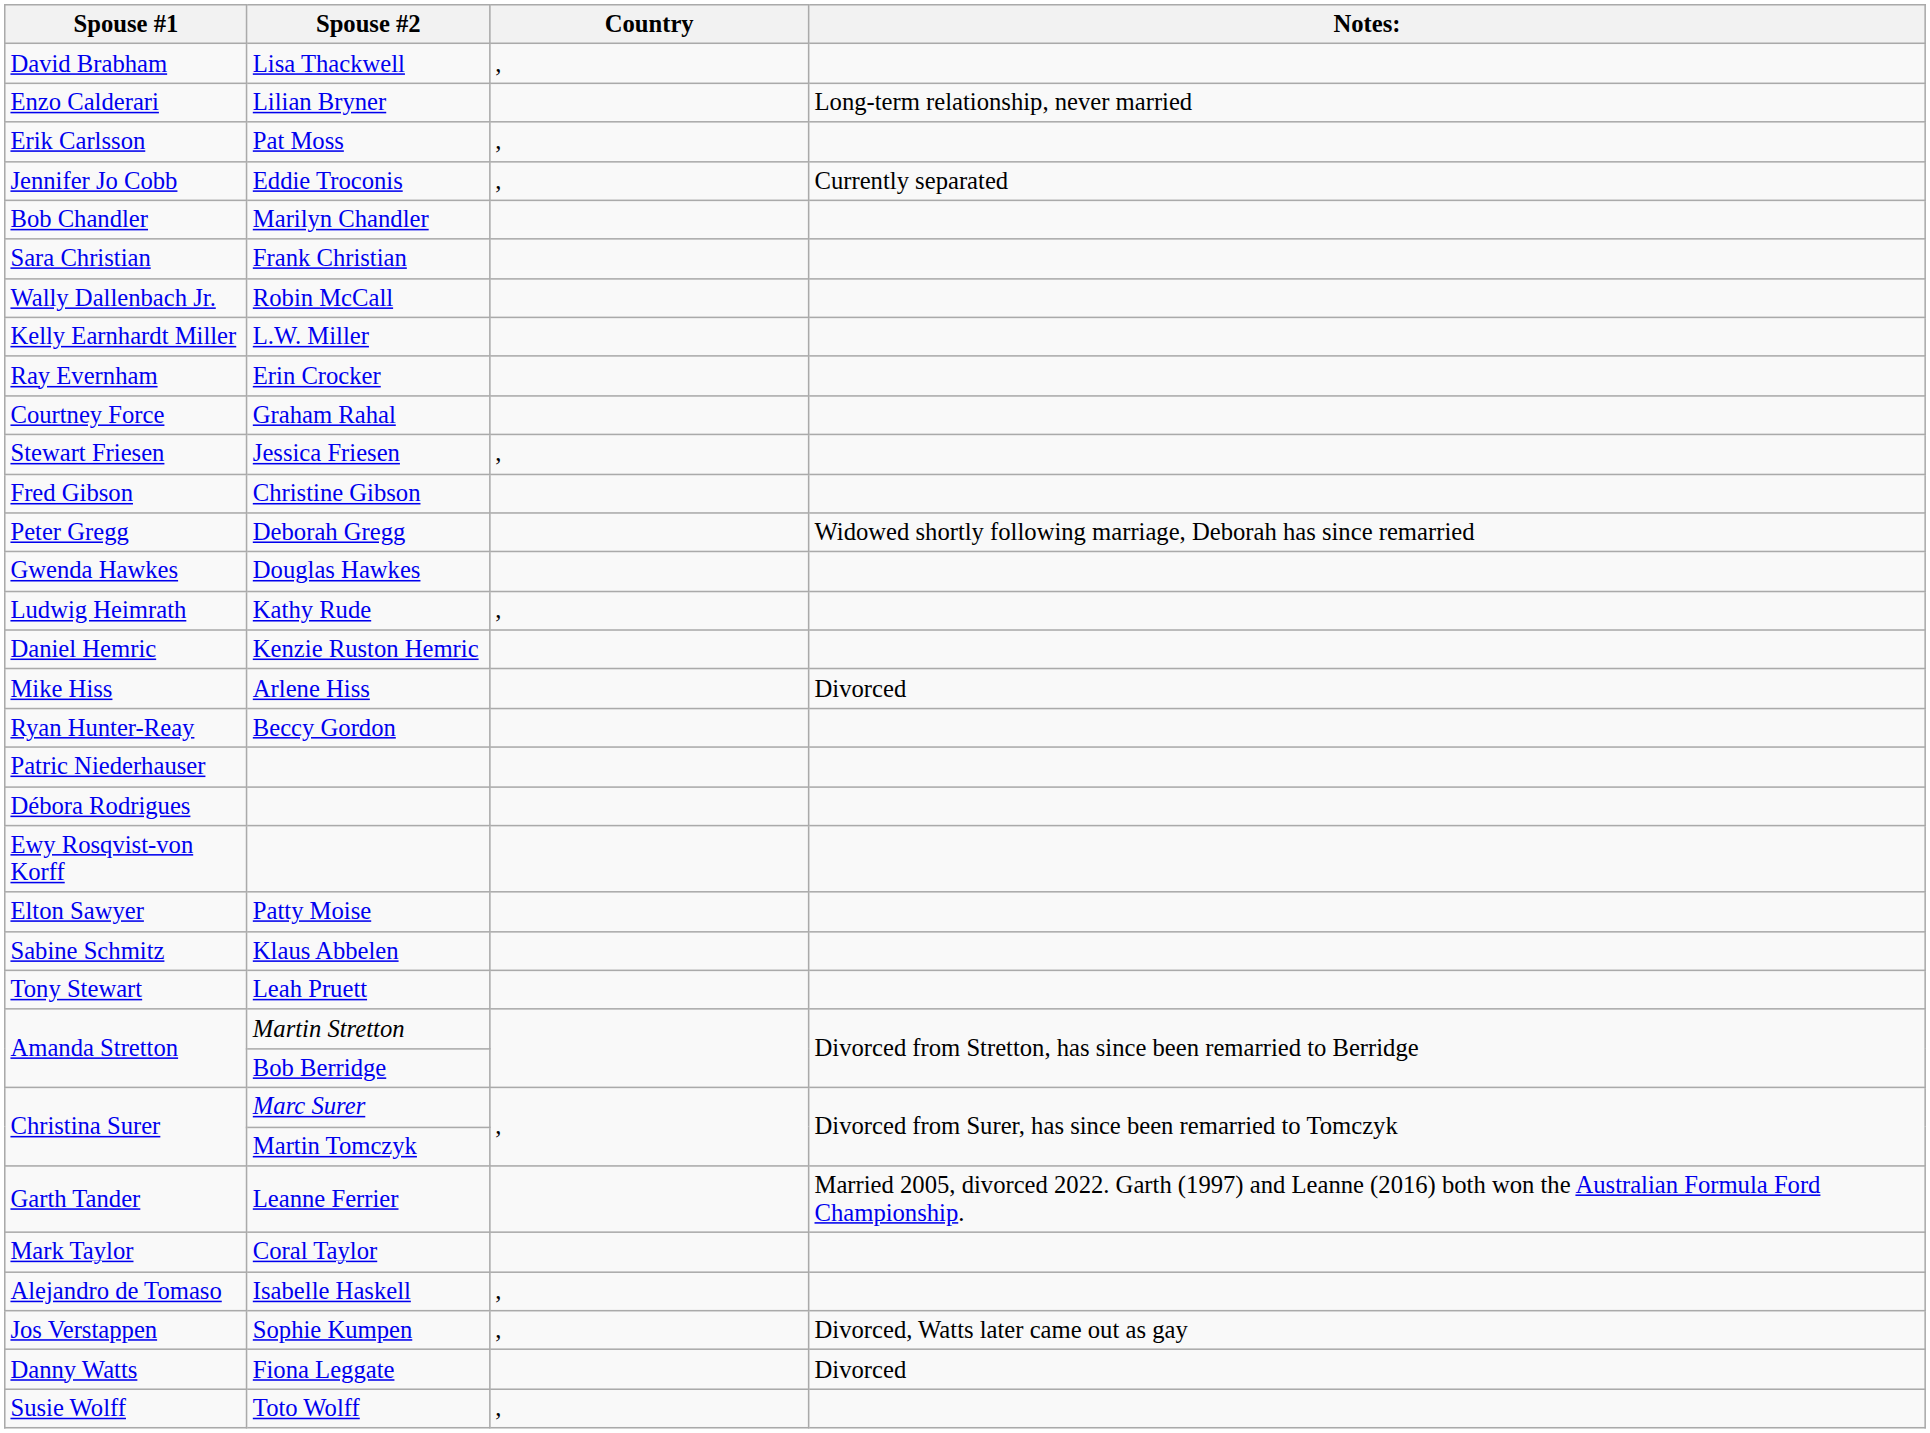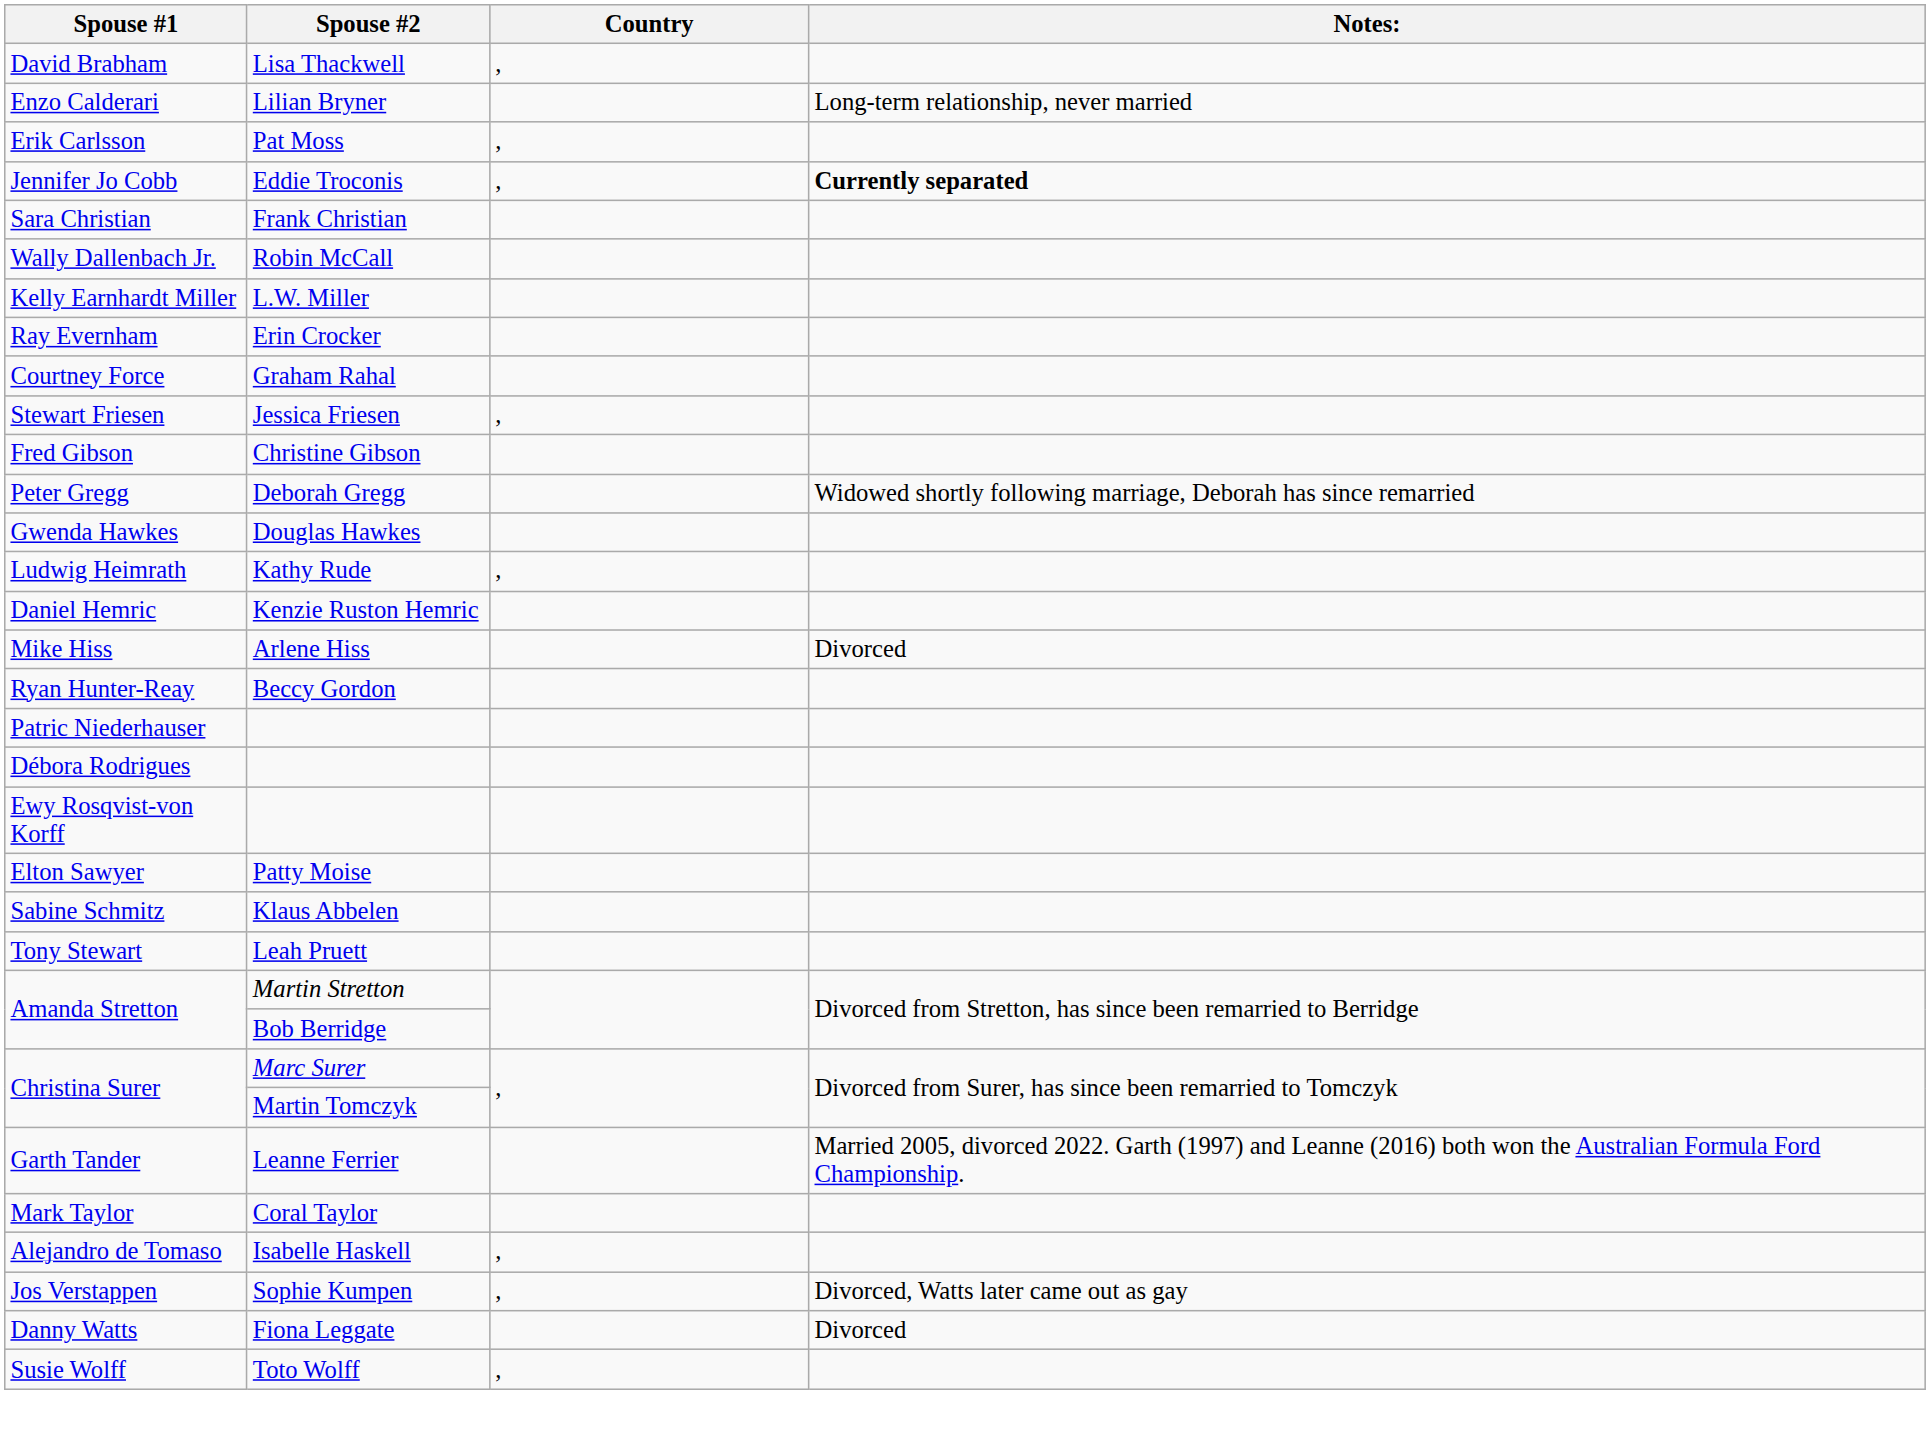(911, 180) normal -> (921, 180) bold
- row: (79, 219)
